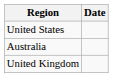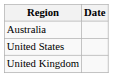rows swapped: (26, 47) <-> (36, 30)
